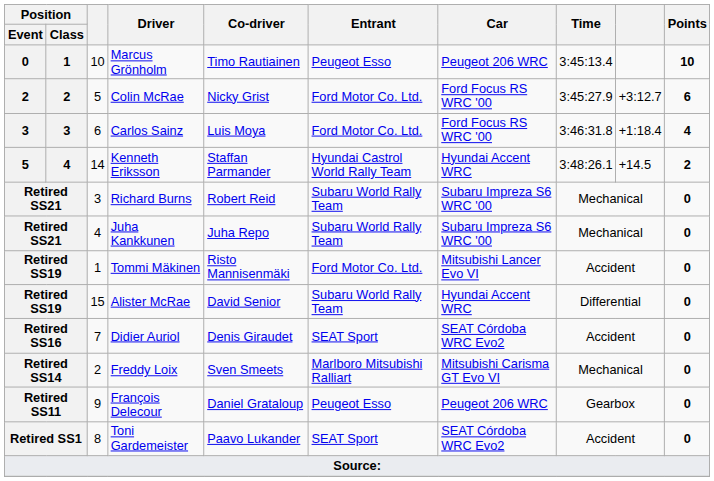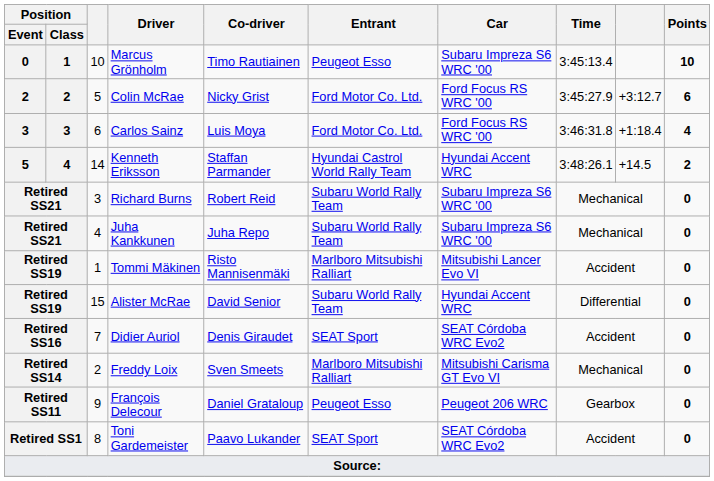(495, 61) Peugeot 206 WRC -> (496, 61) Subaru Impreza S6 WRC '00
(367, 267) Ford Motor Co. Ltd. -> (367, 267) Marlboro Mitsubishi Ralliart
